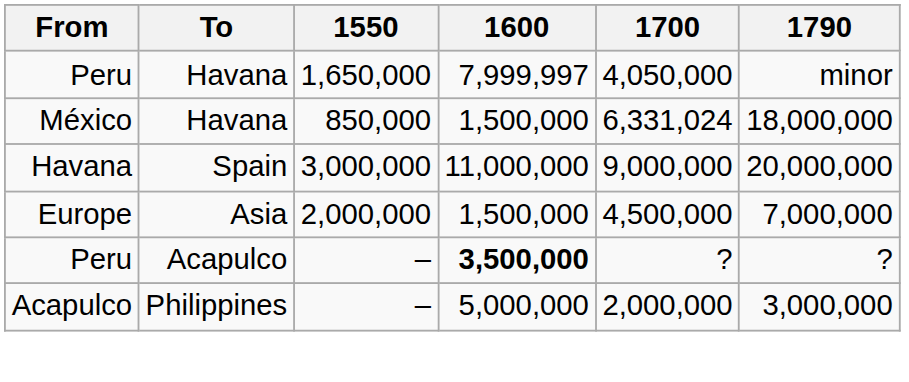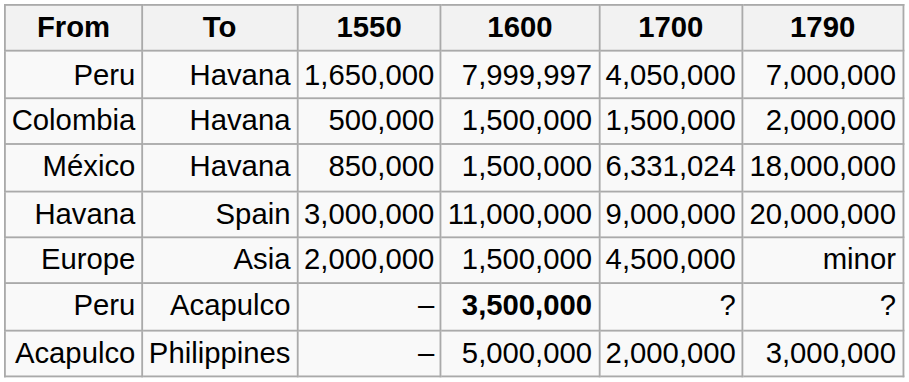(856, 74) minor -> (831, 74) 7,000,000
+ row: (74, 120)
(828, 213) 7,000,000 -> (859, 259) minor
